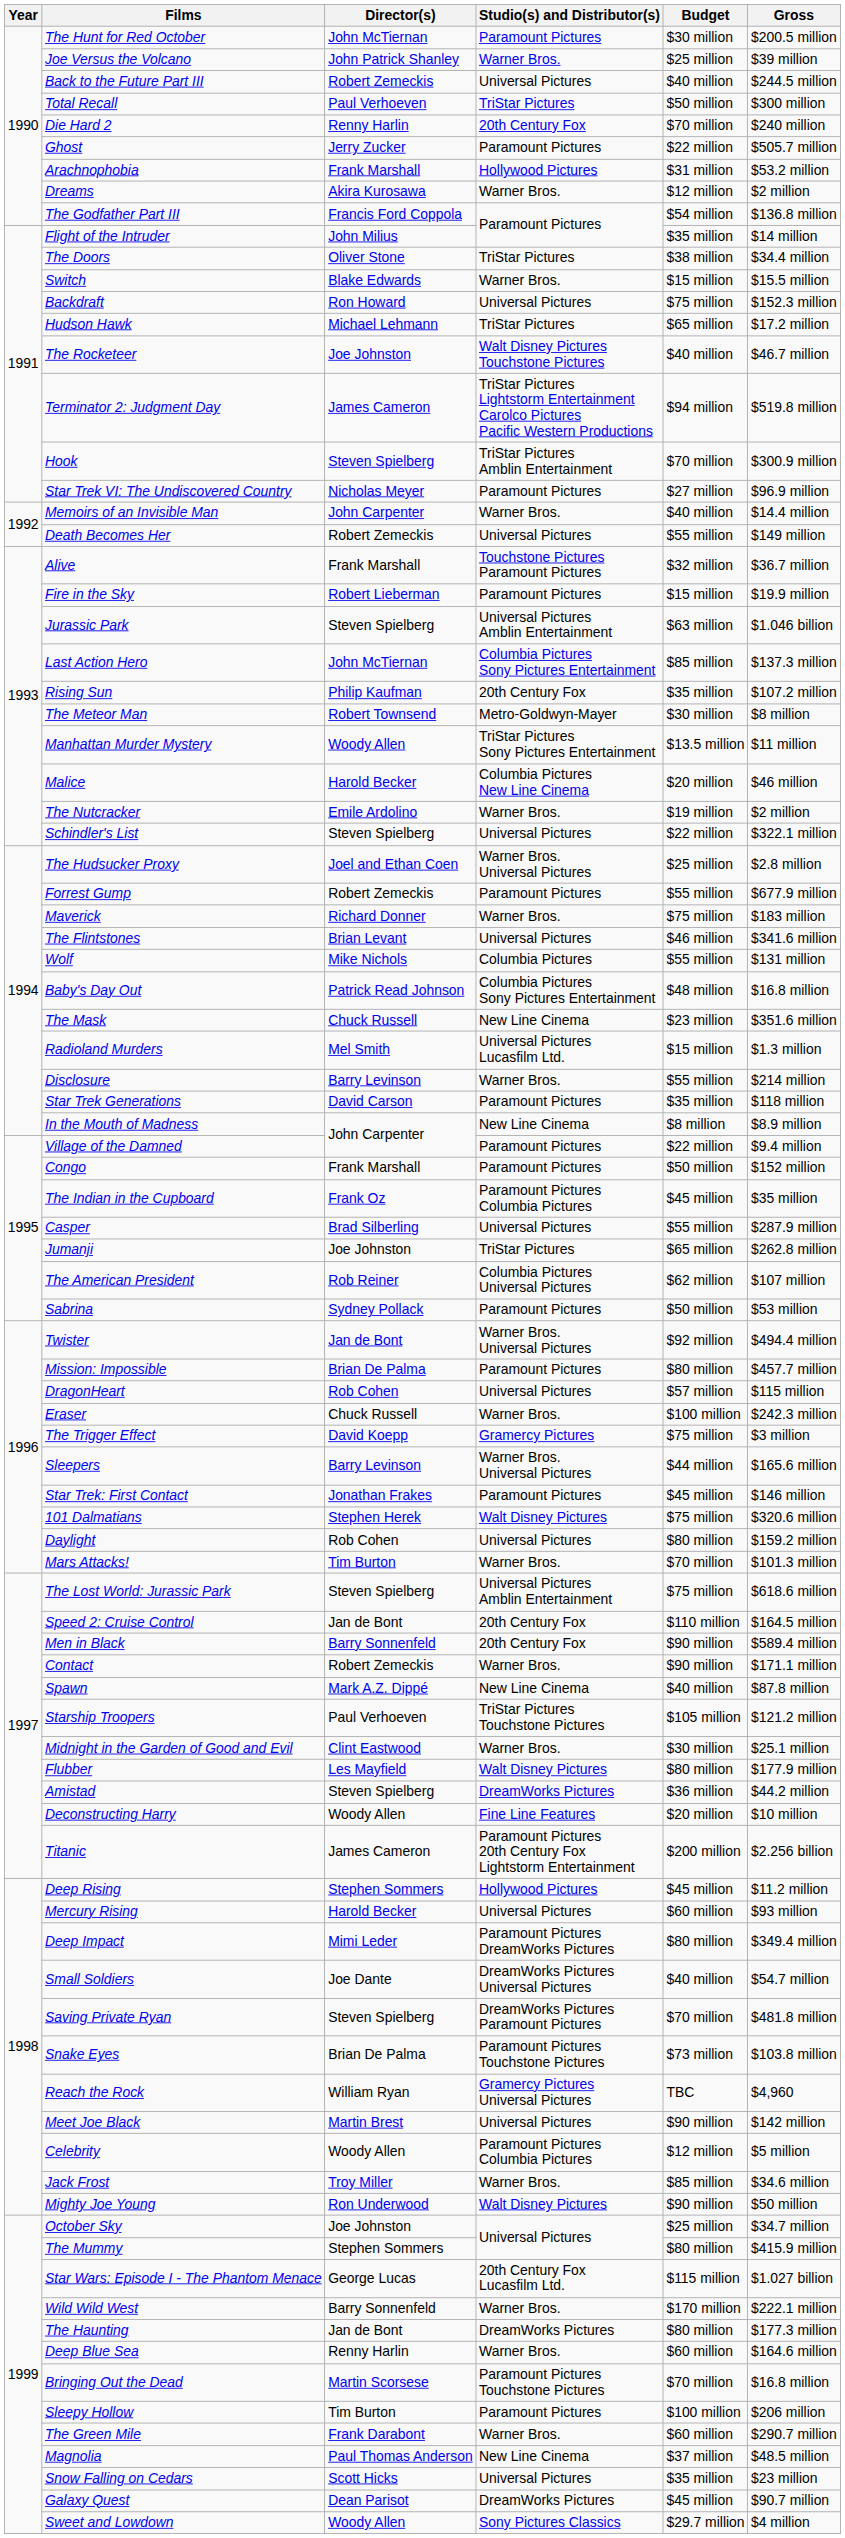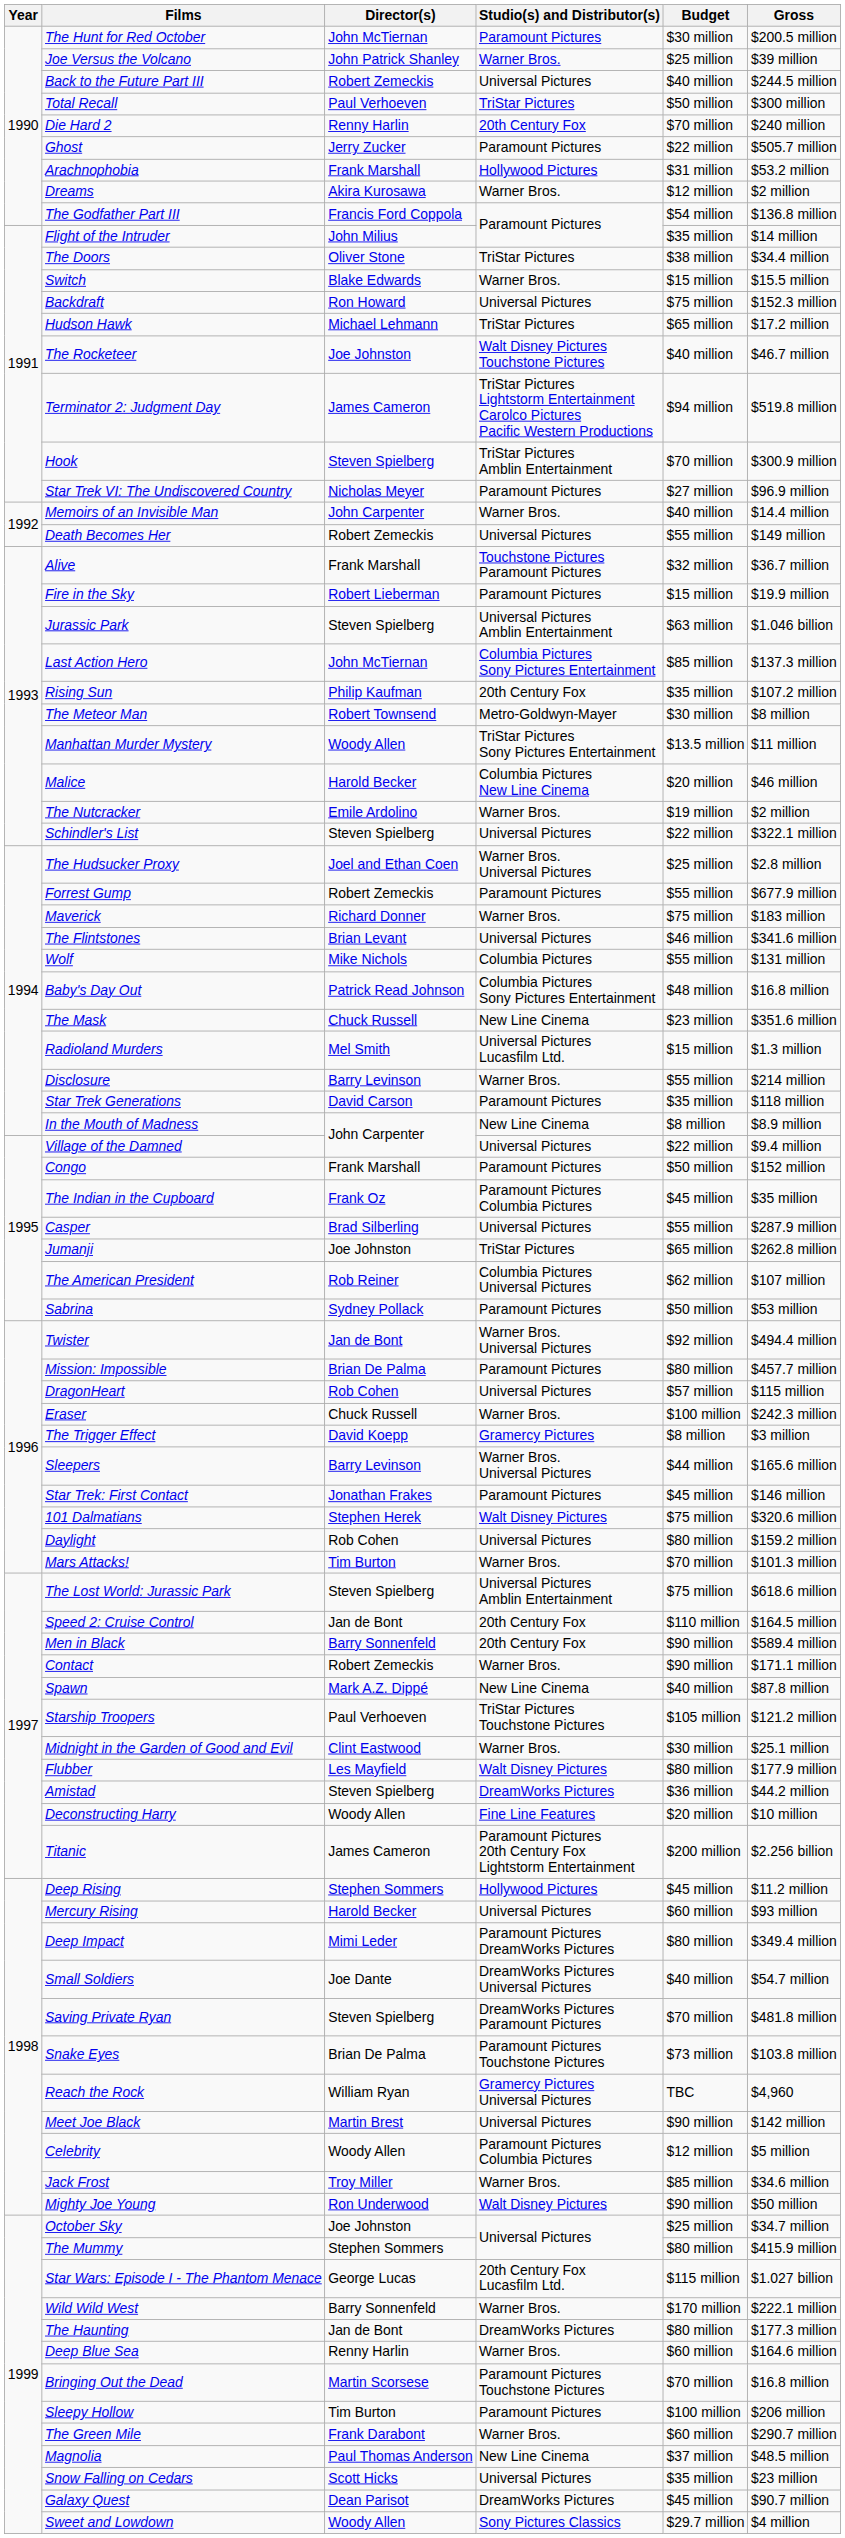(540, 1146) Paramount Pictures -> (535, 1146) Universal Pictures
(700, 1436) $75 million -> (696, 1436) $8 million
